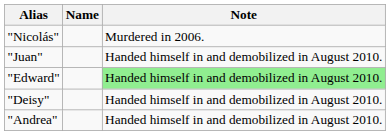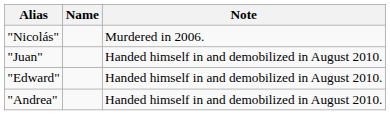(244, 78) lightgreen background -> (244, 78) no background
- row: (28, 99)
